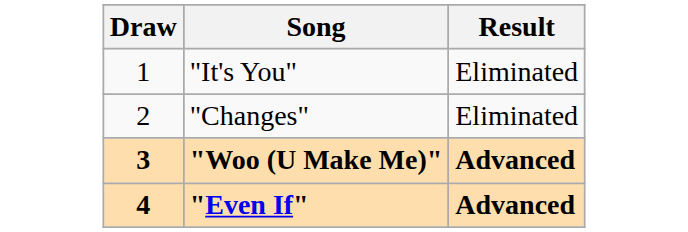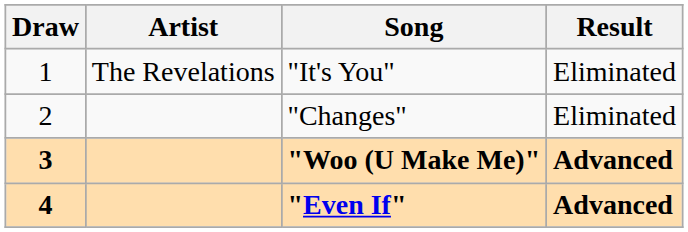+ column: (183, 26)
